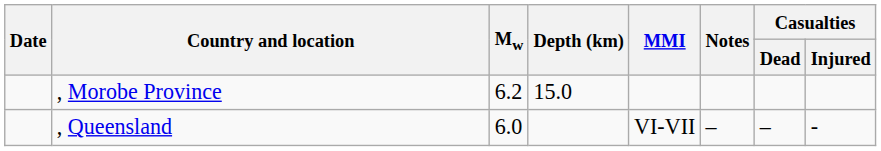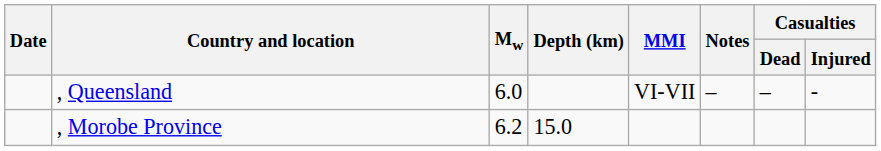rows swapped: (139, 92) <-> (114, 127)
